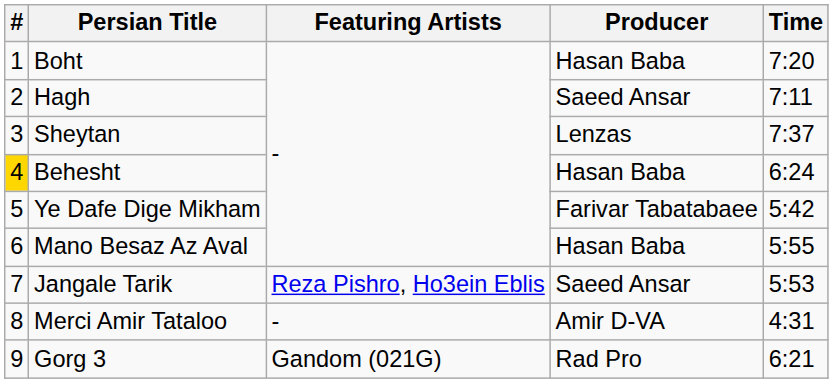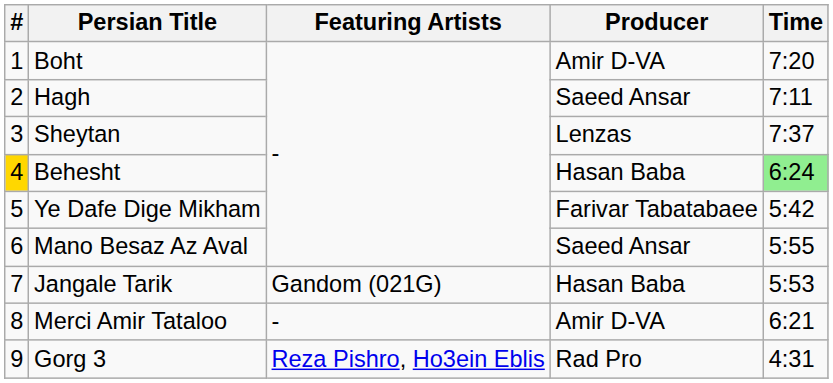(620, 60) Hasan Baba -> (610, 60) Amir D-VA
(792, 172) no background -> (792, 172) lightgreen background
(620, 246) Hasan Baba -> (623, 246) Saeed Ansar
(408, 284) Reza Pishro, Ho3ein Eblis -> (357, 284) Gandom (021G)
(623, 284) Saeed Ansar -> (620, 284) Hasan Baba
(792, 321) 4:31 -> (792, 321) 6:21
(357, 358) Gandom (021G) -> (408, 358) Reza Pishro, Ho3ein Eblis
(792, 358) 6:21 -> (792, 358) 4:31
